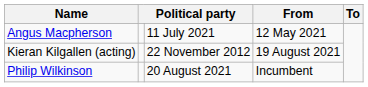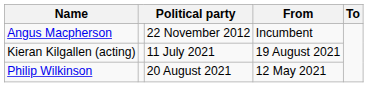(181, 33) 11 July 2021 -> (199, 33) 22 November 2012
(291, 33) 12 May 2021 -> (284, 33) Incumbent
(199, 52) 22 November 2012 -> (181, 52) 11 July 2021
(284, 71) Incumbent -> (291, 71) 12 May 2021
